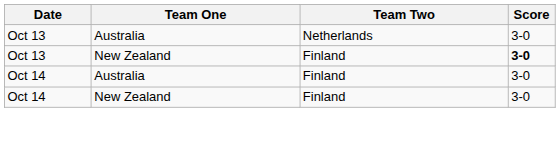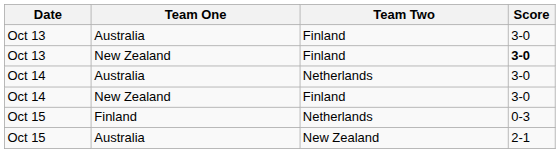(338, 35) Netherlands -> (324, 35) Finland
(324, 76) Finland -> (338, 76) Netherlands
+ row: (26, 117)
+ row: (26, 138)
